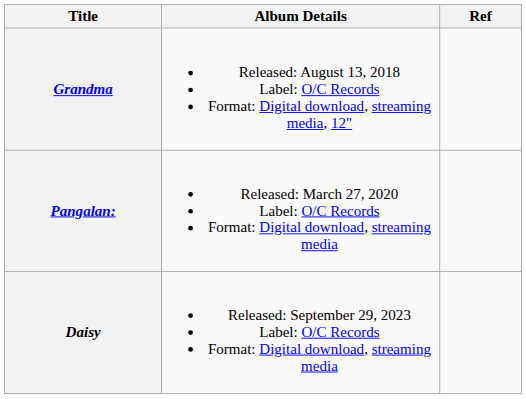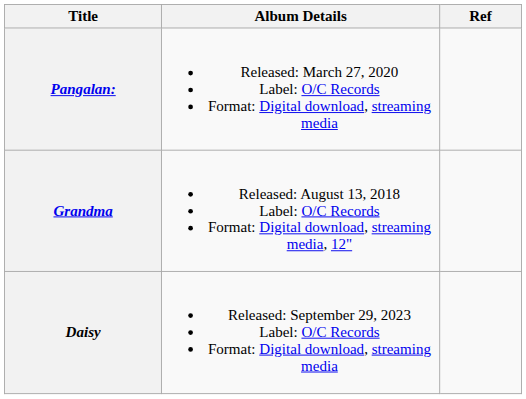rows swapped: (83, 89) <-> (83, 210)
